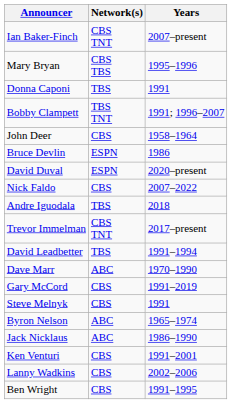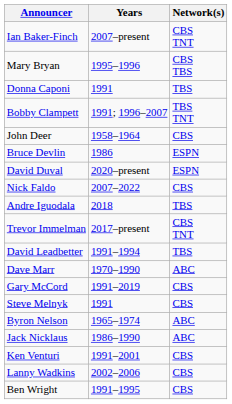columns swapped: (186, 13) <-> (117, 13)
